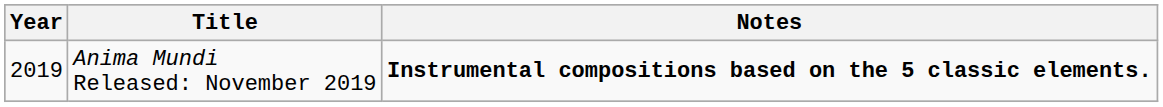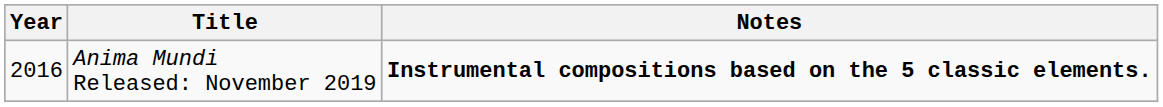(36, 71) 2019 -> (36, 71) 2016
